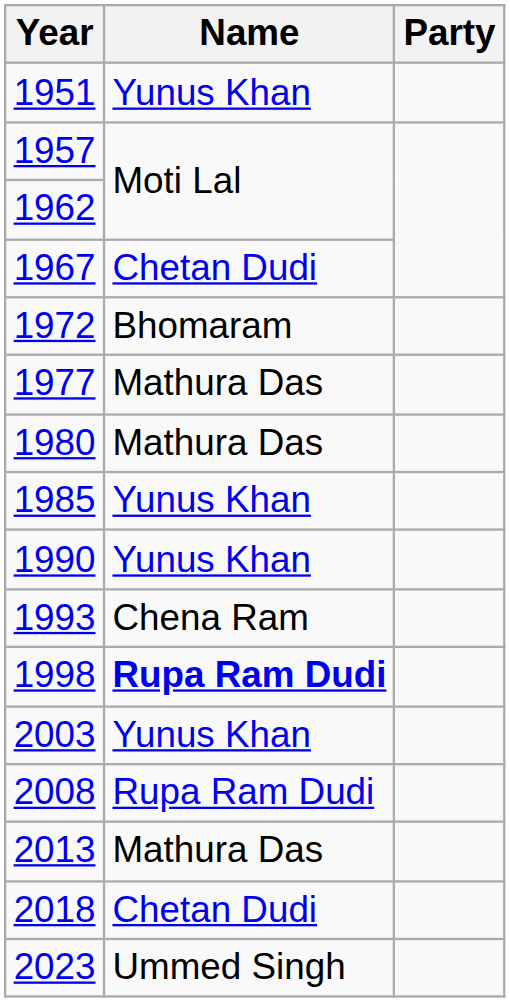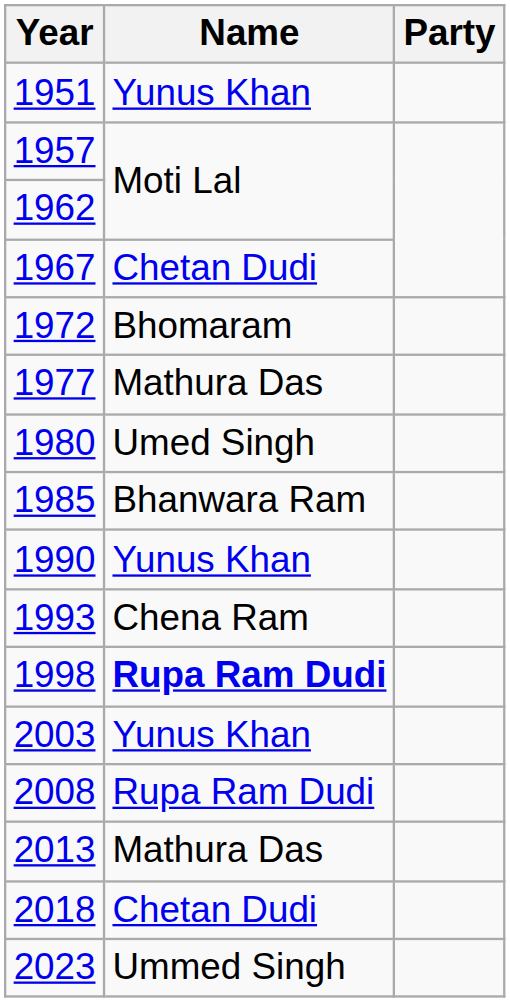(218, 442) Mathura Das -> (214, 442) Umed Singh
(212, 500) Yunus Khan -> (239, 500) Bhanwara Ram
